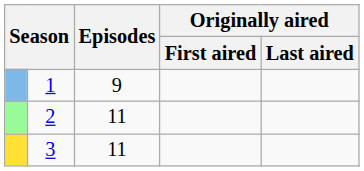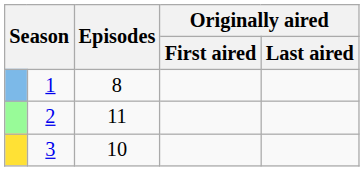(117, 85) 9 -> (117, 85) 8
(117, 149) 11 -> (117, 149) 10
